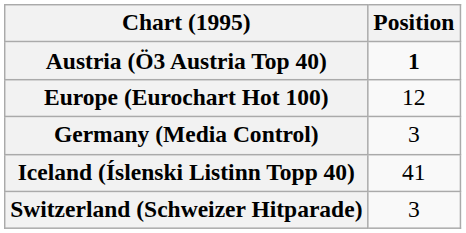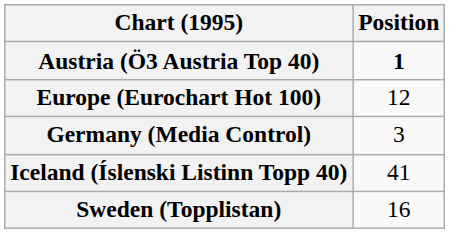+ row: (179, 209)
- row: (186, 209)
